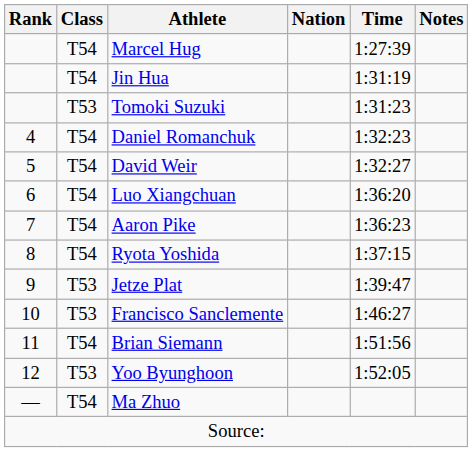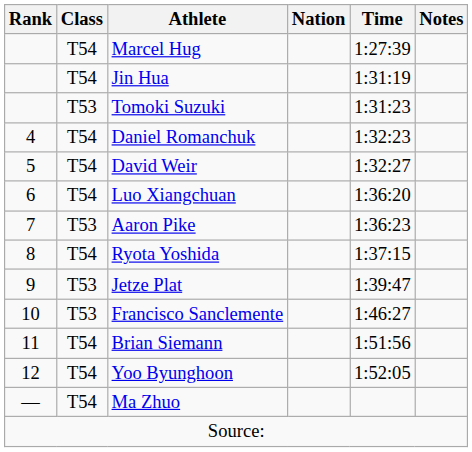(82, 225) T54 -> (82, 225) T53
(82, 372) T53 -> (82, 372) T54
